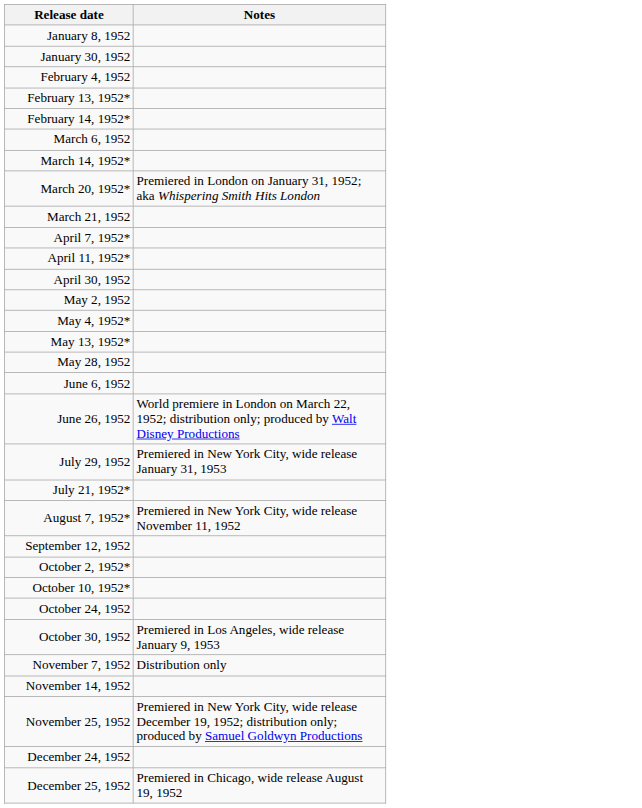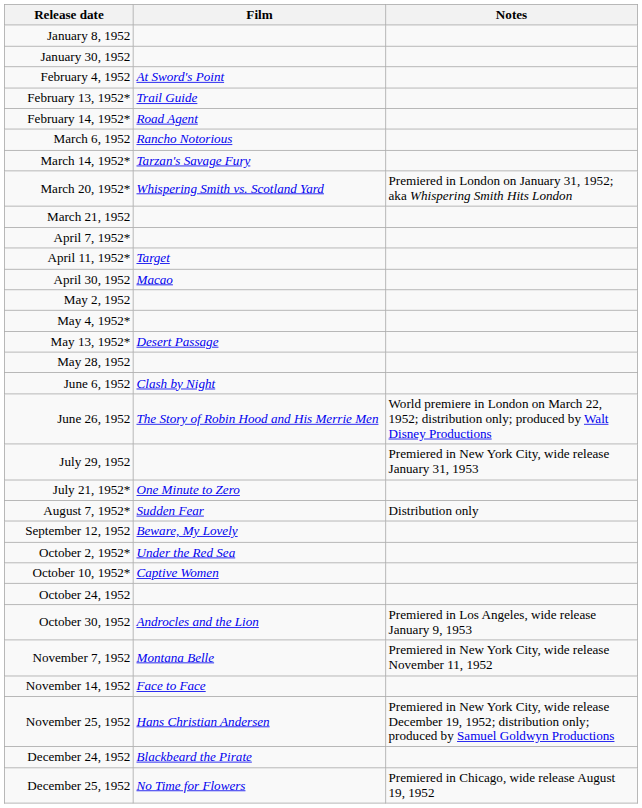+ column: (259, 14)
(247, 518) Premiered in New York City, wide release November 11, 1952 -> (434, 510) Distribution only
(181, 665) Distribution only -> (499, 657) Premiered in New York City, wide release November 11, 1952
